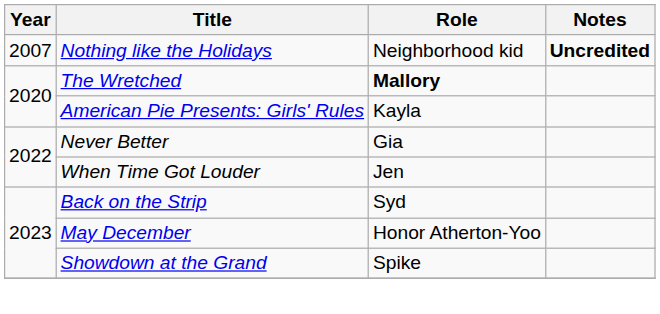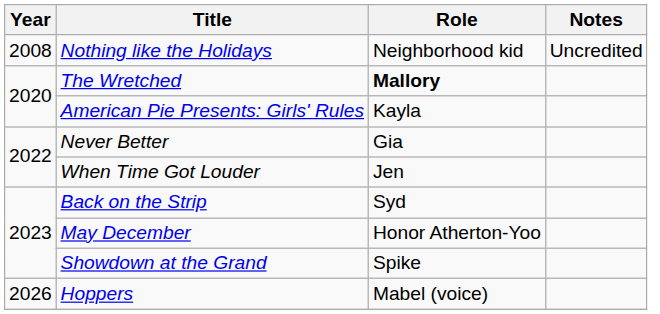(30, 50) 2007 -> (30, 50) 2008
(600, 50) bold -> (596, 50) normal
+ row: (97, 293)
